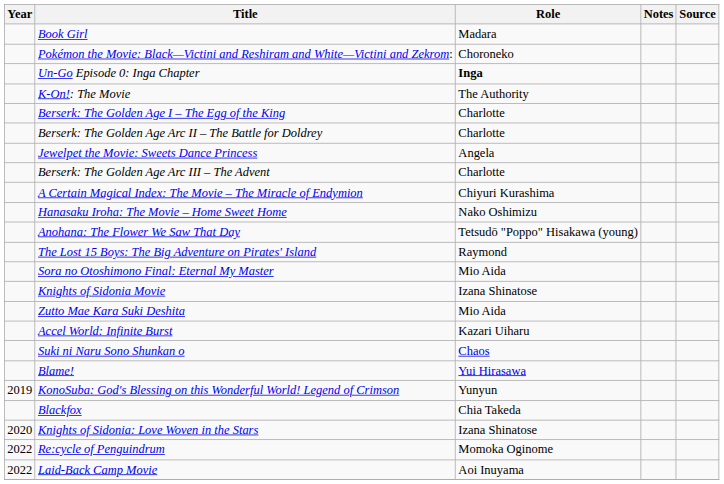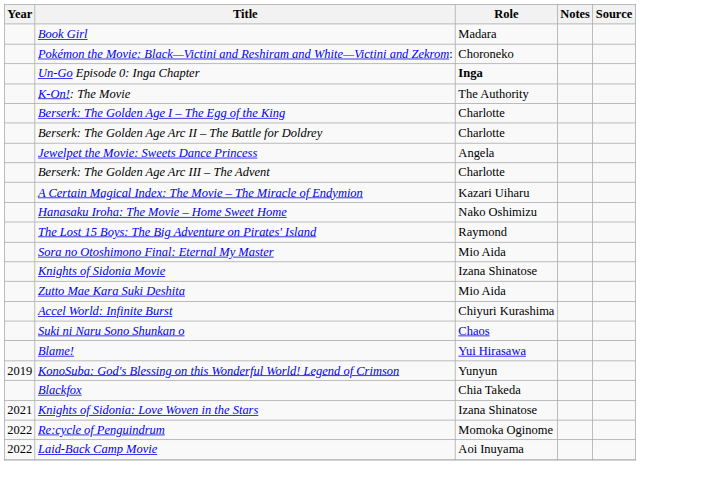(506, 192) Chiyuri Kurashima -> (494, 192) Kazari Uiharu
- row: (139, 232)
(494, 331) Kazari Uiharu -> (506, 311) Chiyuri Kurashima
(20, 430) 2020 -> (20, 410) 2021
